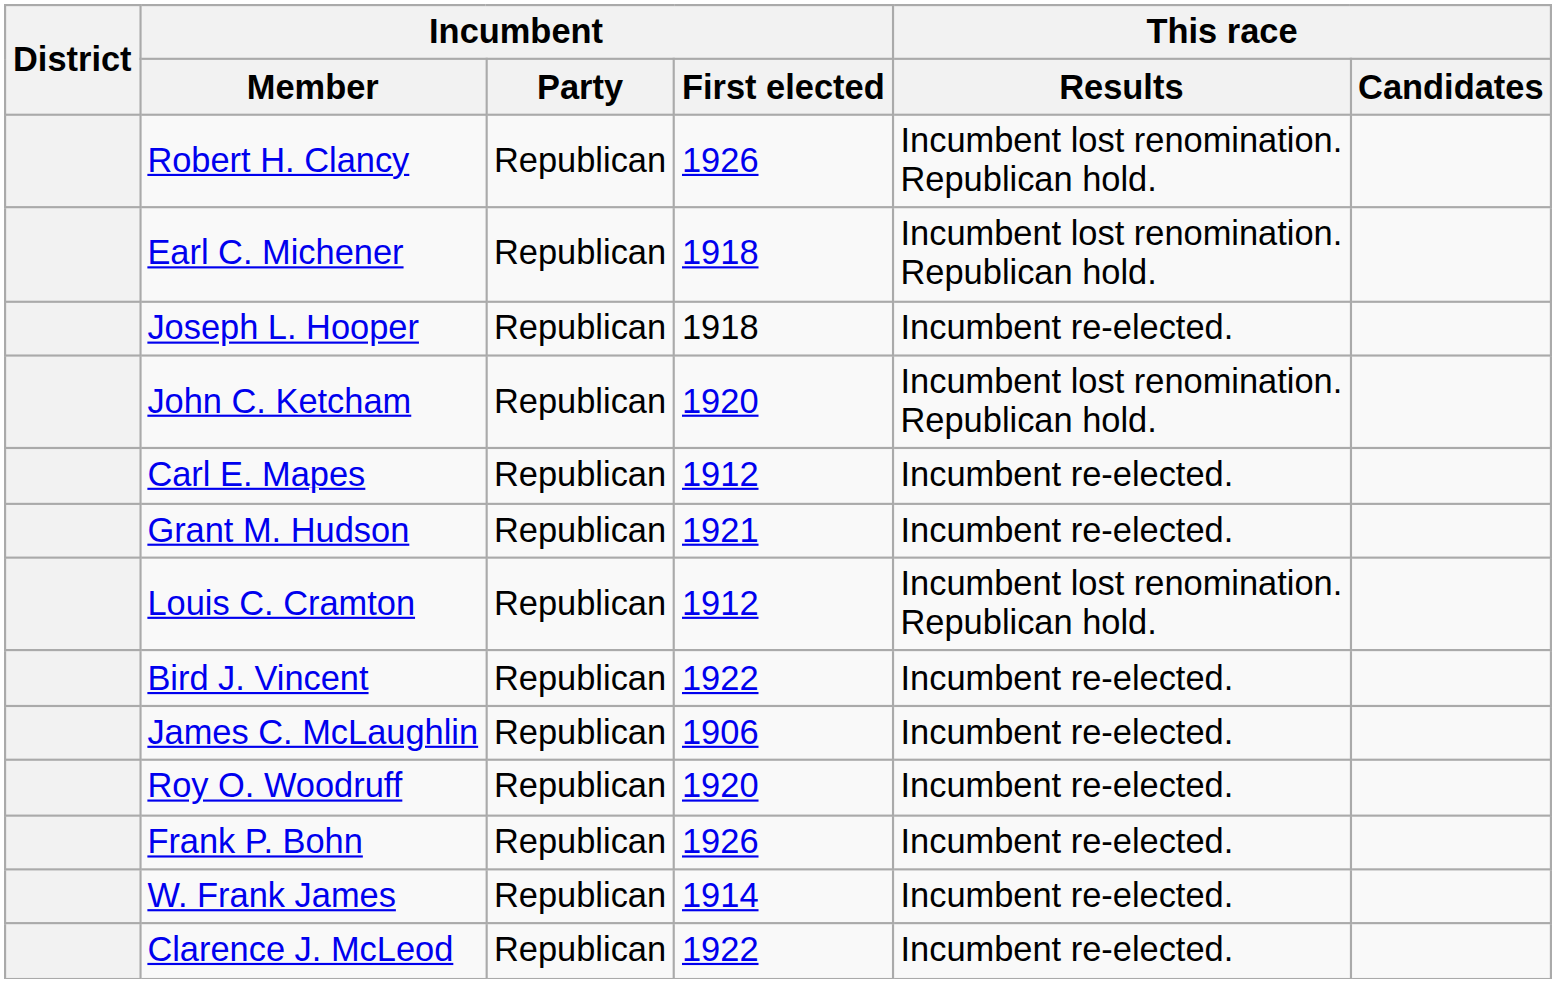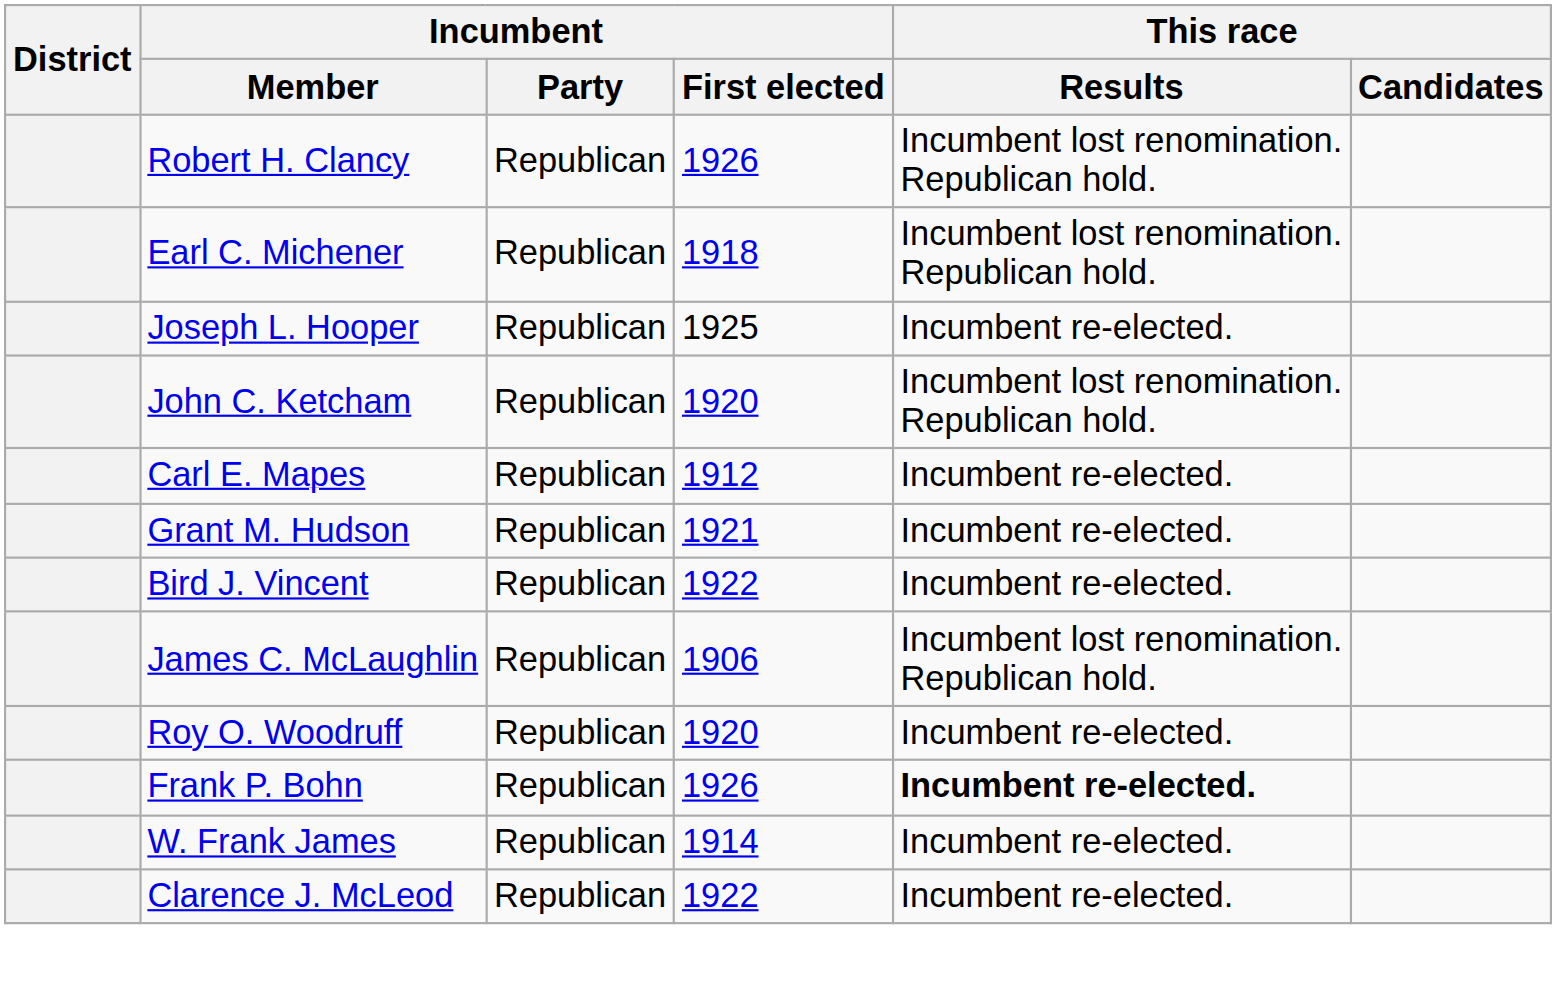(720, 327) 1918 -> (720, 327) 1925
- row: (281, 603)
(1067, 732) Incumbent re-elected. -> (1121, 658) Incumbent lost renomination. Republican hold.
(1067, 841) normal -> (1078, 786) bold
